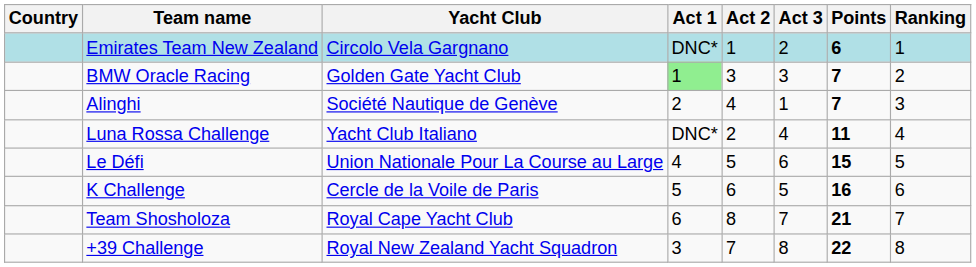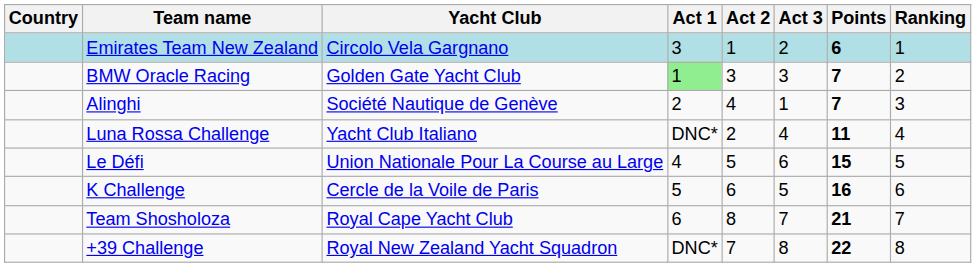(695, 47) DNC* -> (677, 47) 3
(677, 248) 3 -> (695, 248) DNC*
